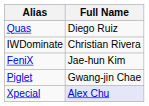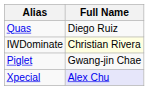(104, 45) no background -> (104, 45) lightyellow background
- row: (20, 61)
